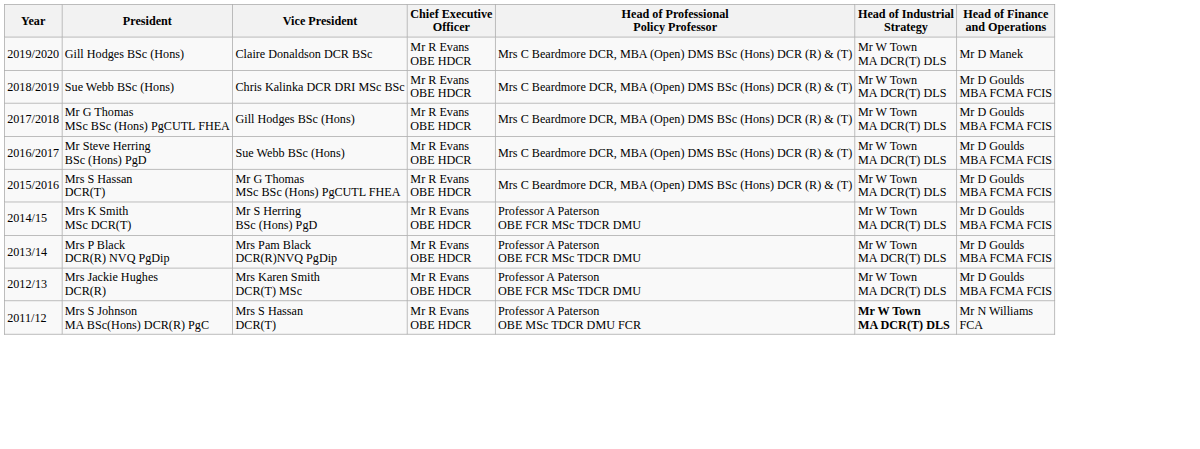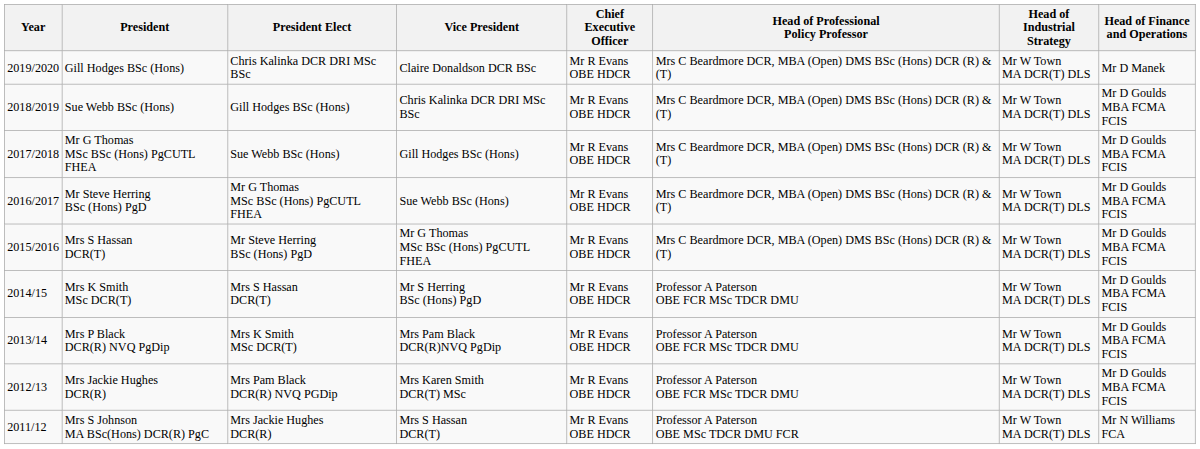+ column: (312, 27)
(904, 317) bold -> (1046, 427) normal
